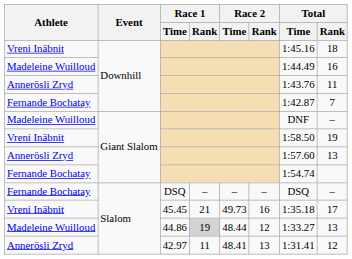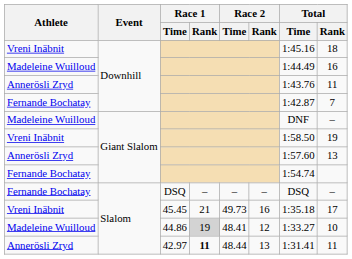(234, 227) 48.44 -> (234, 227) 48.41
(332, 227) 13 -> (332, 227) 10
(205, 245) normal -> (205, 245) bold
(234, 245) 48.41 -> (234, 245) 48.44
(332, 245) 12 -> (332, 245) 11
